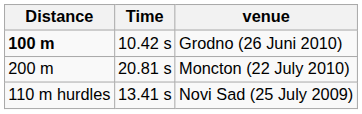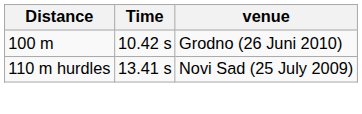(31, 43) bold -> (31, 43) normal
- row: (264, 69)
